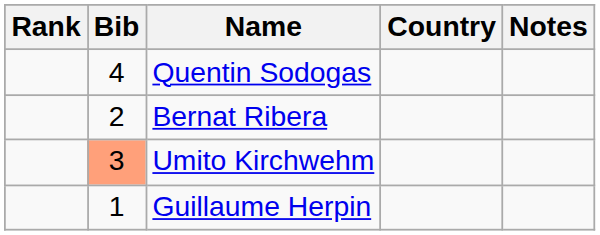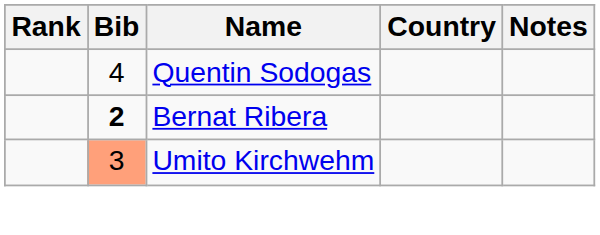(117, 116) normal -> (117, 116) bold
- row: (262, 206)
